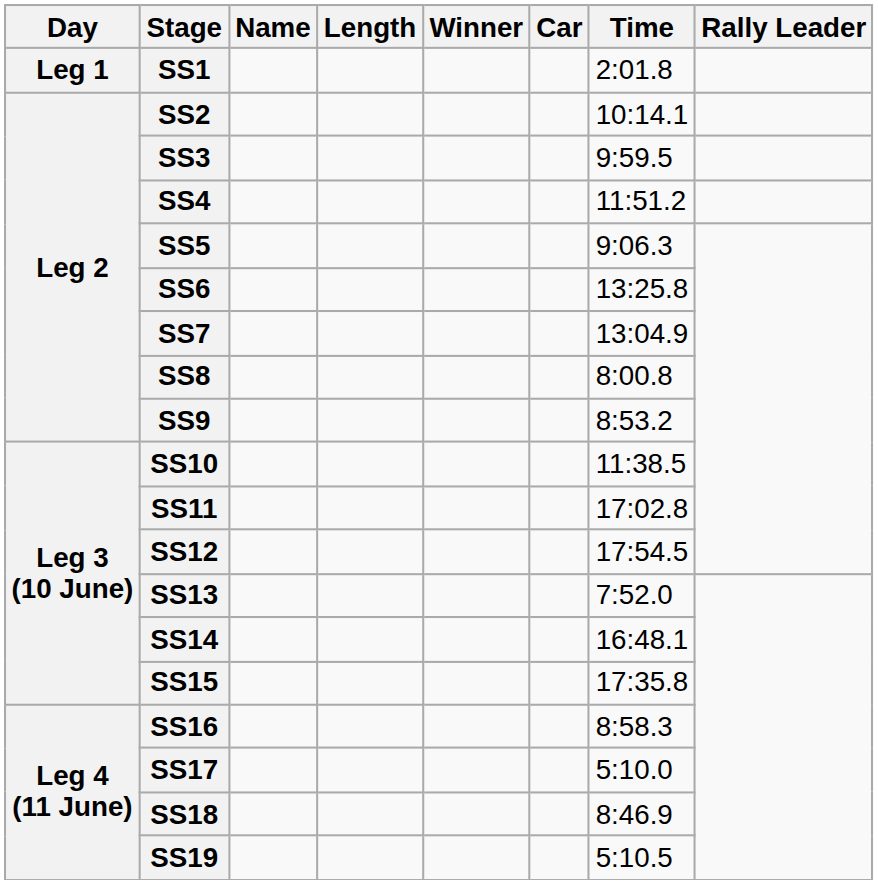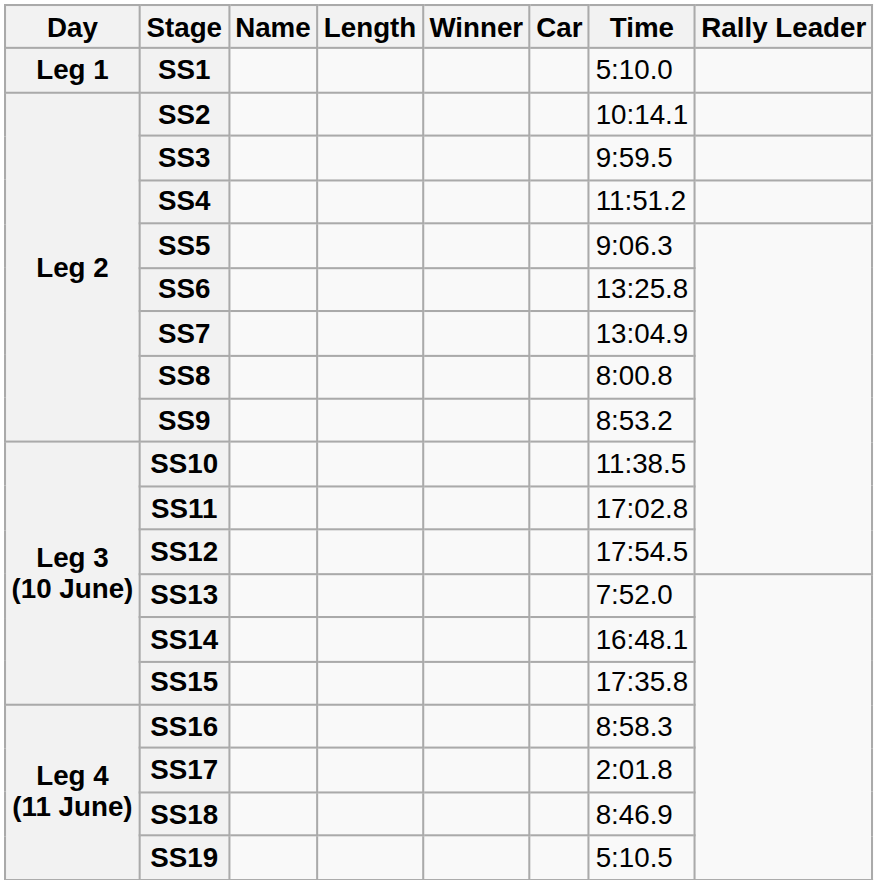(634, 70) 2:01.8 -> (634, 70) 5:10.0
(634, 770) 5:10.0 -> (634, 770) 2:01.8
